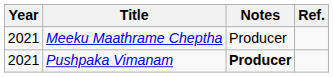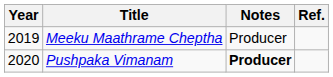(24, 38) 2021 -> (24, 38) 2019
(24, 60) 2021 -> (24, 60) 2020
